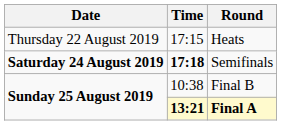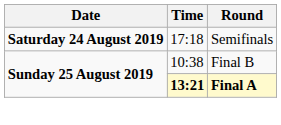- row: (228, 39)
(187, 62) bold -> (187, 39) normal
